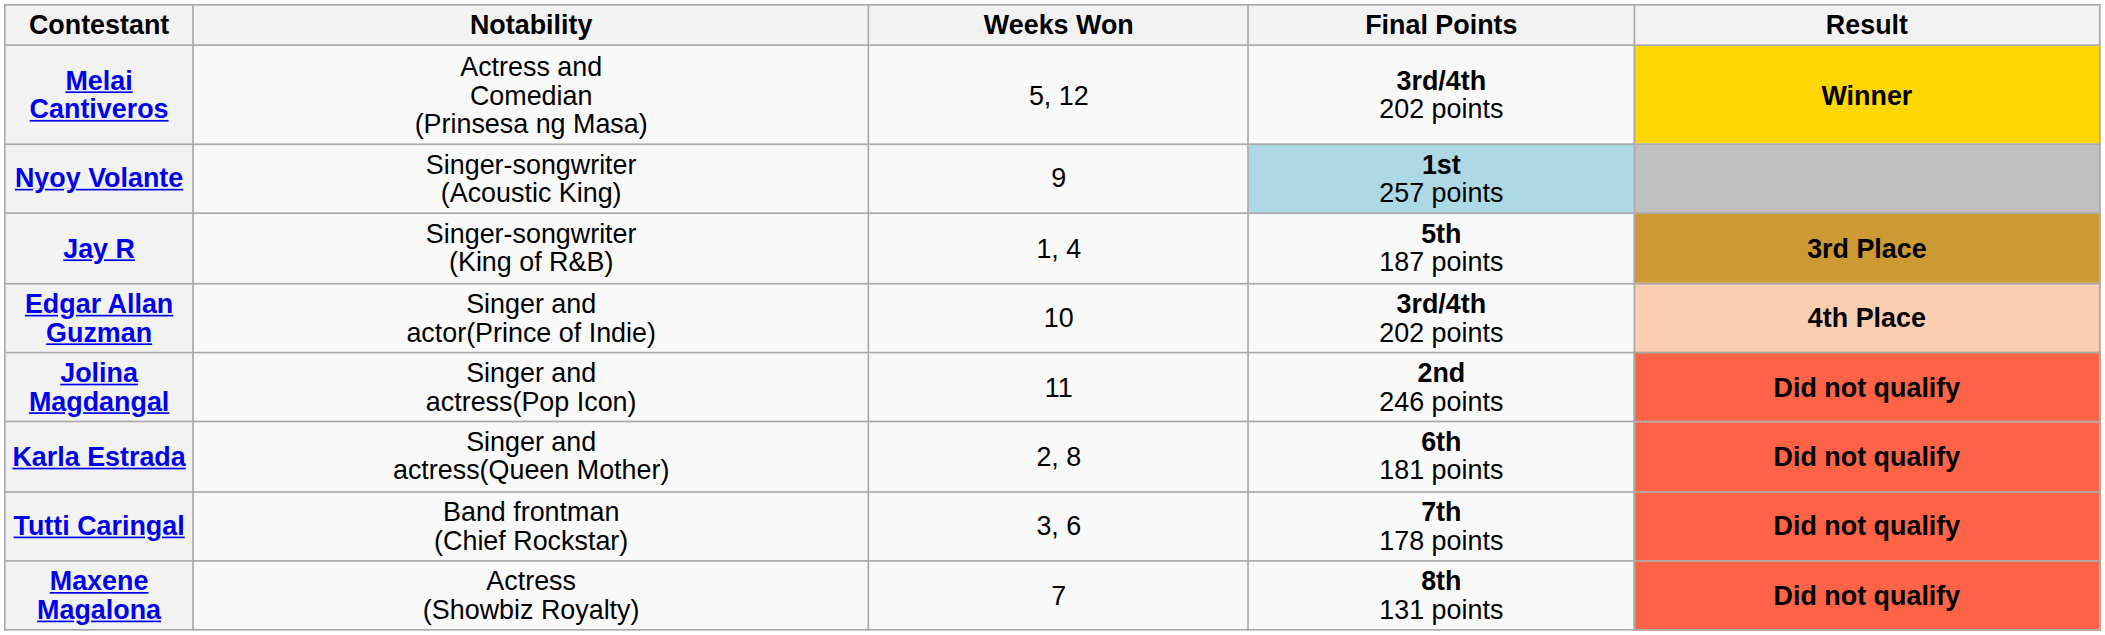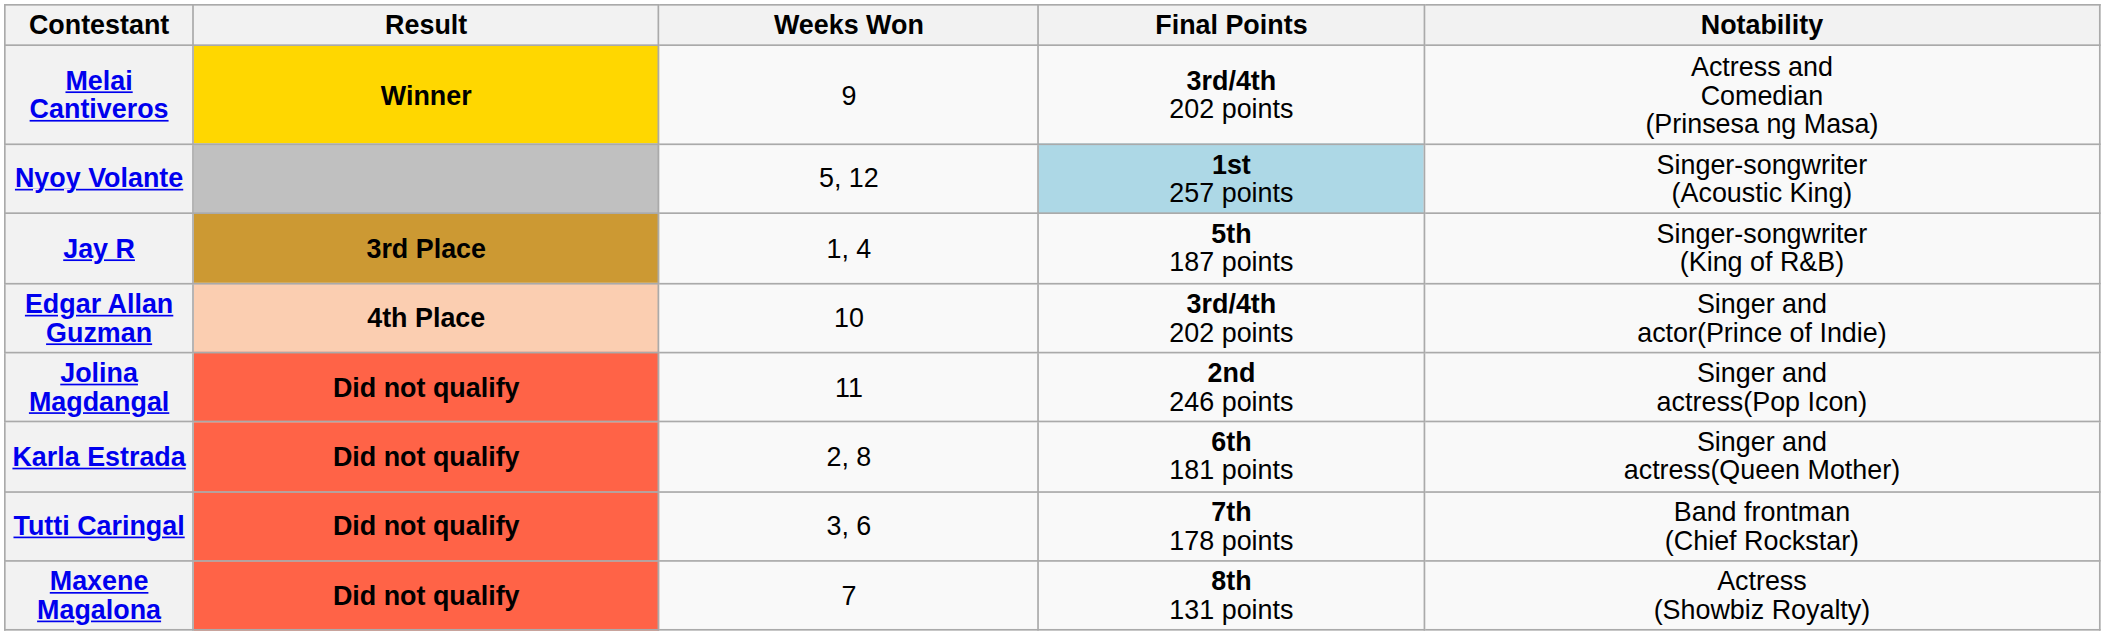columns swapped: (531, 25) <-> (1867, 25)
(1059, 95) 5, 12 -> (849, 95) 9
(1059, 179) 9 -> (849, 179) 5, 12
